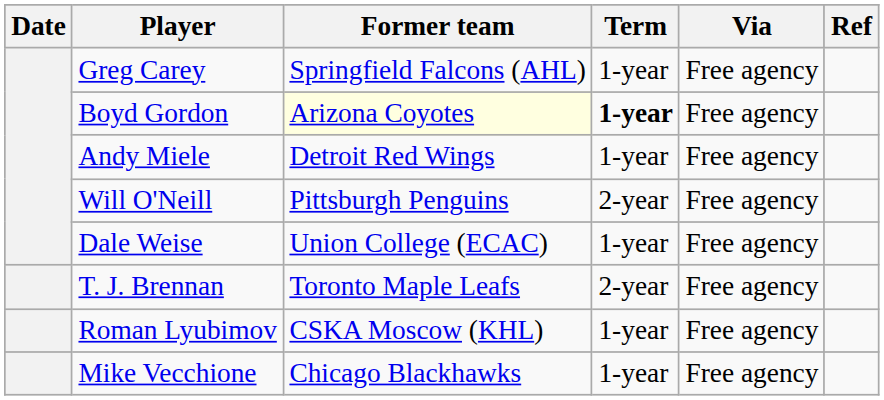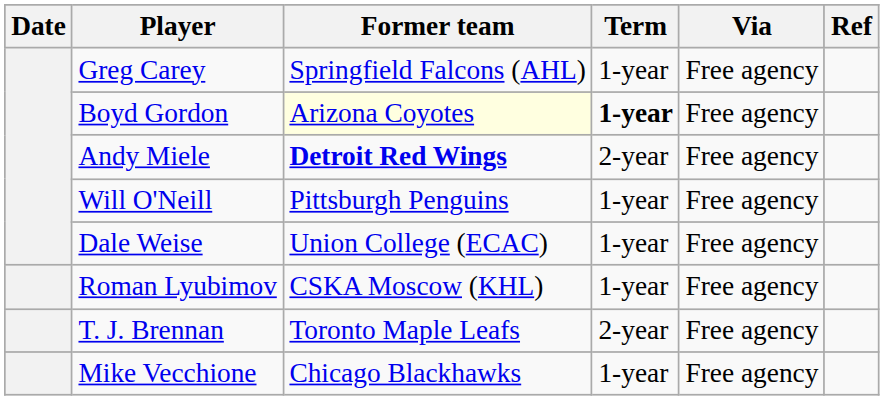(392, 156) normal -> (398, 156) bold
(633, 156) 1-year -> (633, 156) 2-year
(633, 199) 2-year -> (633, 199) 1-year
rows swapped: (151, 286) <-> (178, 329)
